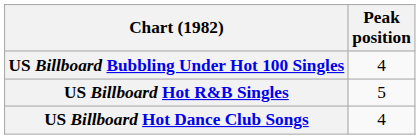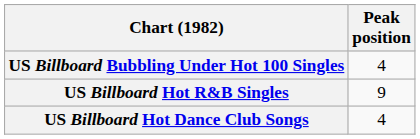(382, 92) 5 -> (382, 92) 9
